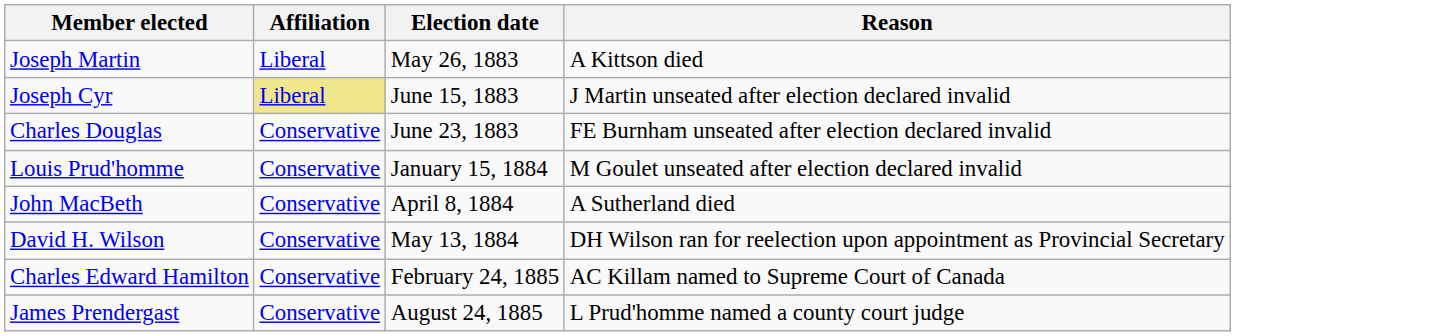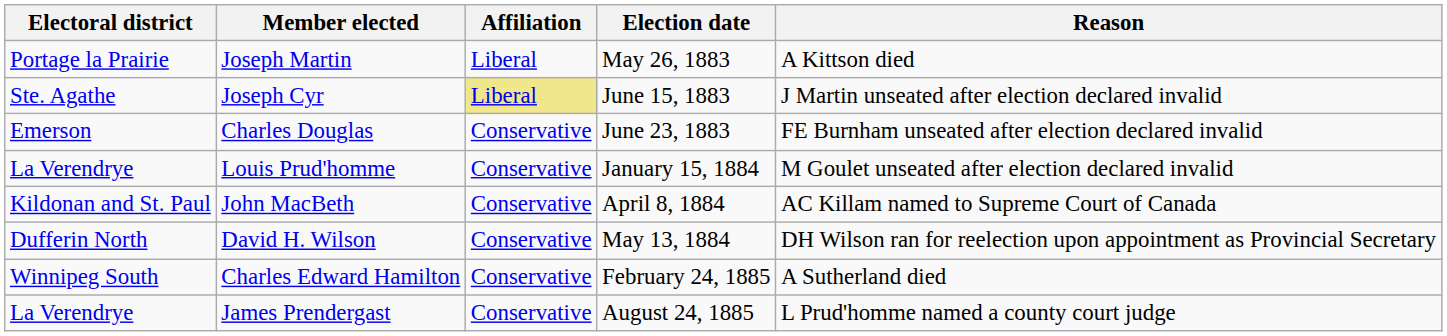+ column: (110, 22)
(652, 204) A Sutherland died -> (999, 204) AC Killam named to Supreme Court of Canada
(787, 276) AC Killam named to Supreme Court of Canada -> (864, 276) A Sutherland died
